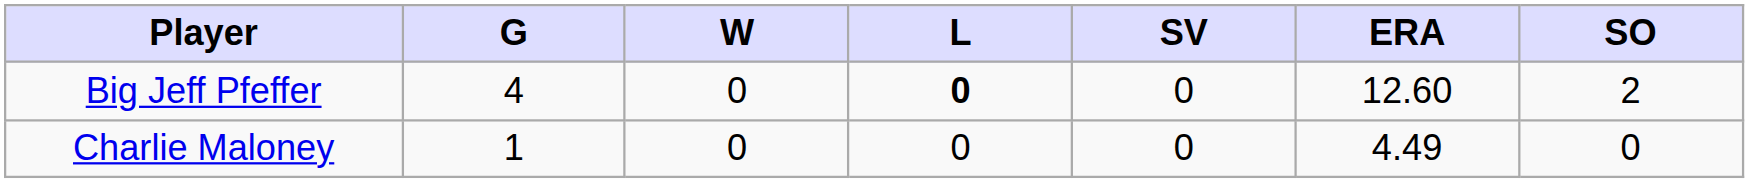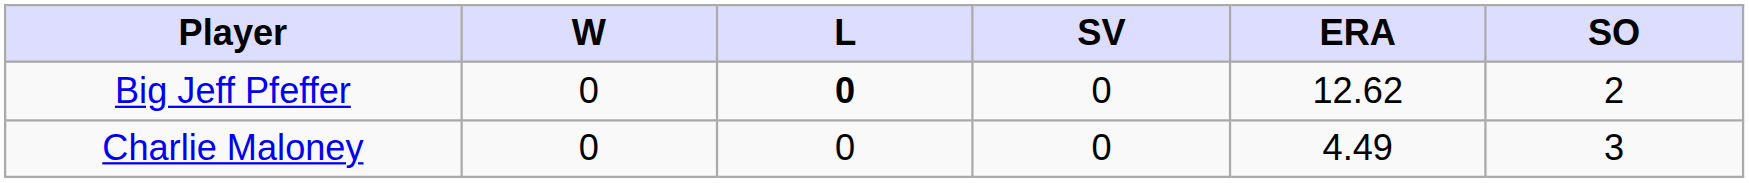- column: (514, 33)
(1407, 90) 12.60 -> (1358, 90) 12.62
(1630, 147) 0 -> (1614, 147) 3
